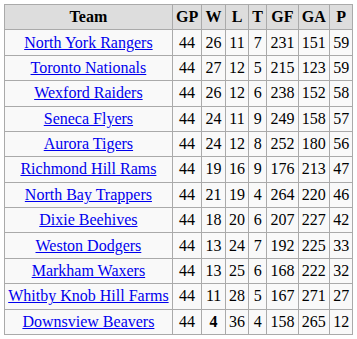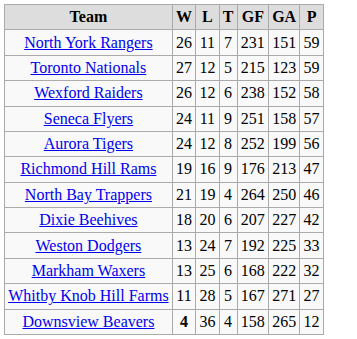- column: (187, 17)
(282, 118) 249 -> (253, 118) 251
(314, 144) 180 -> (284, 144) 199
(314, 194) 220 -> (284, 194) 250
